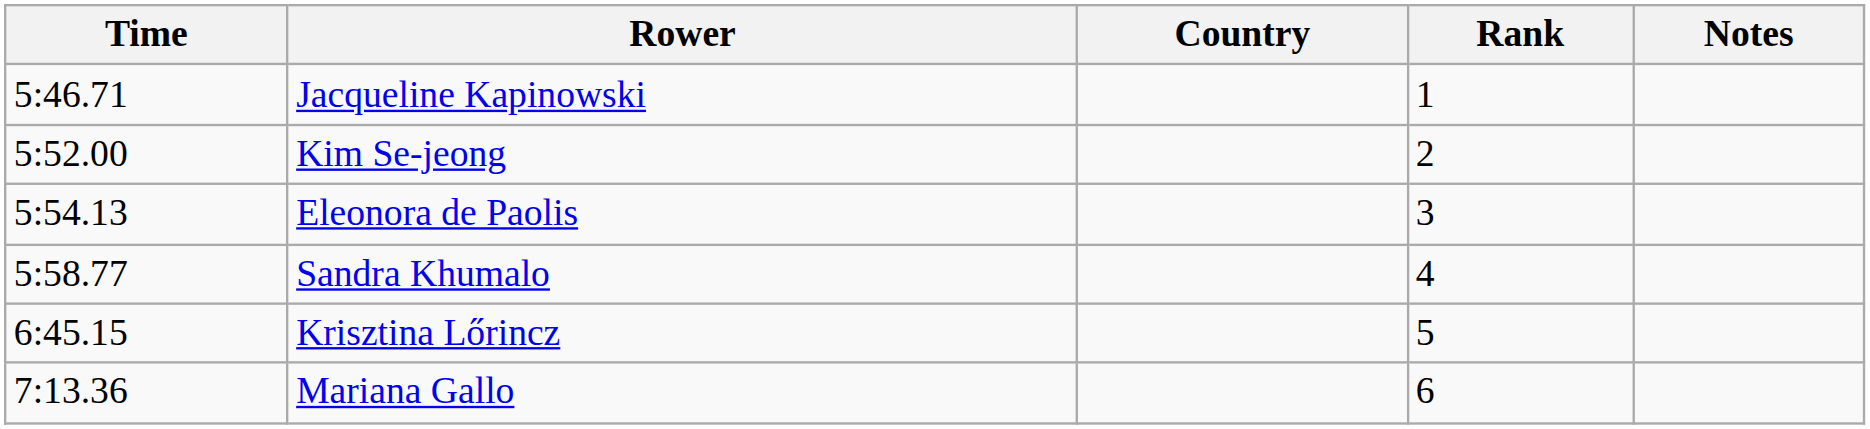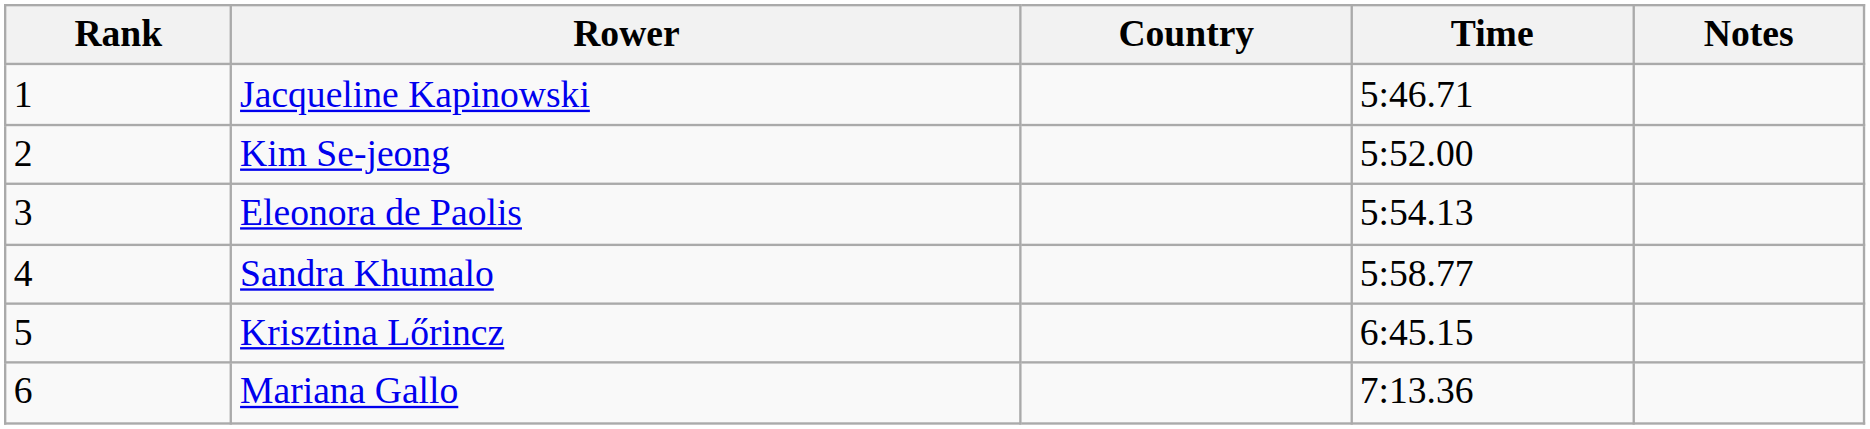columns swapped: (1520, 34) <-> (146, 34)
